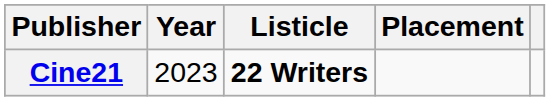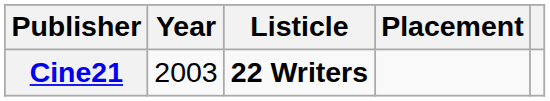(186, 72) 2023 -> (186, 72) 2003
